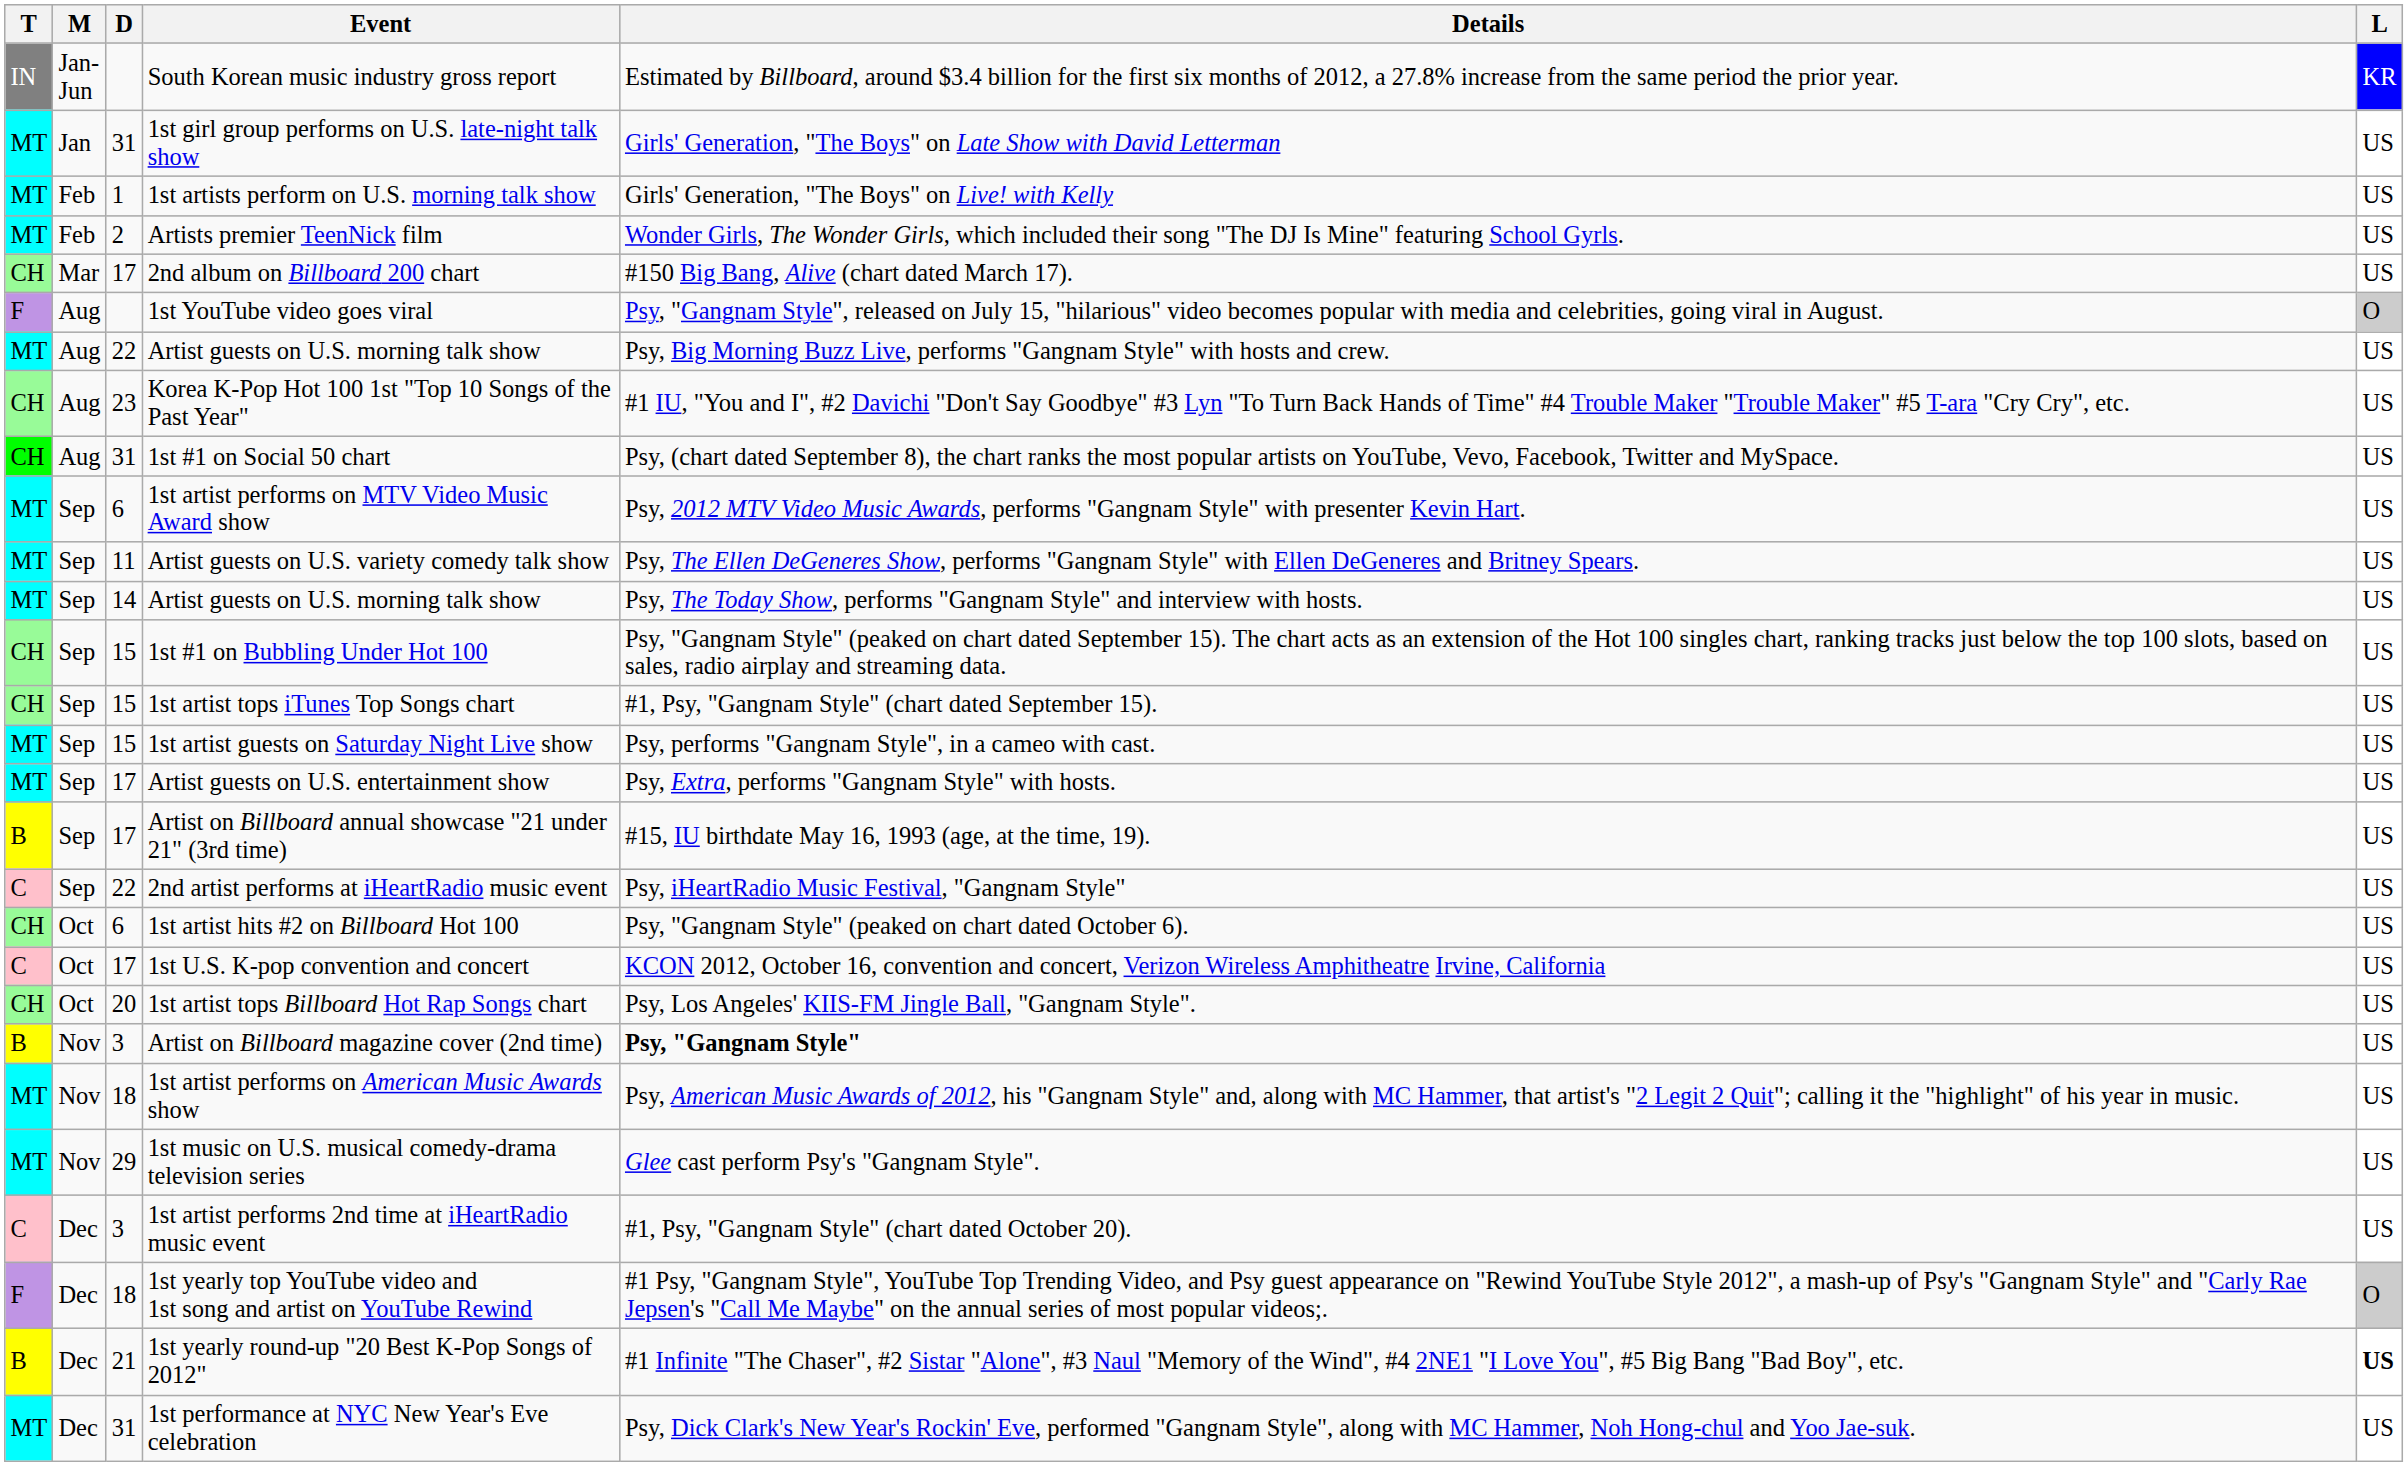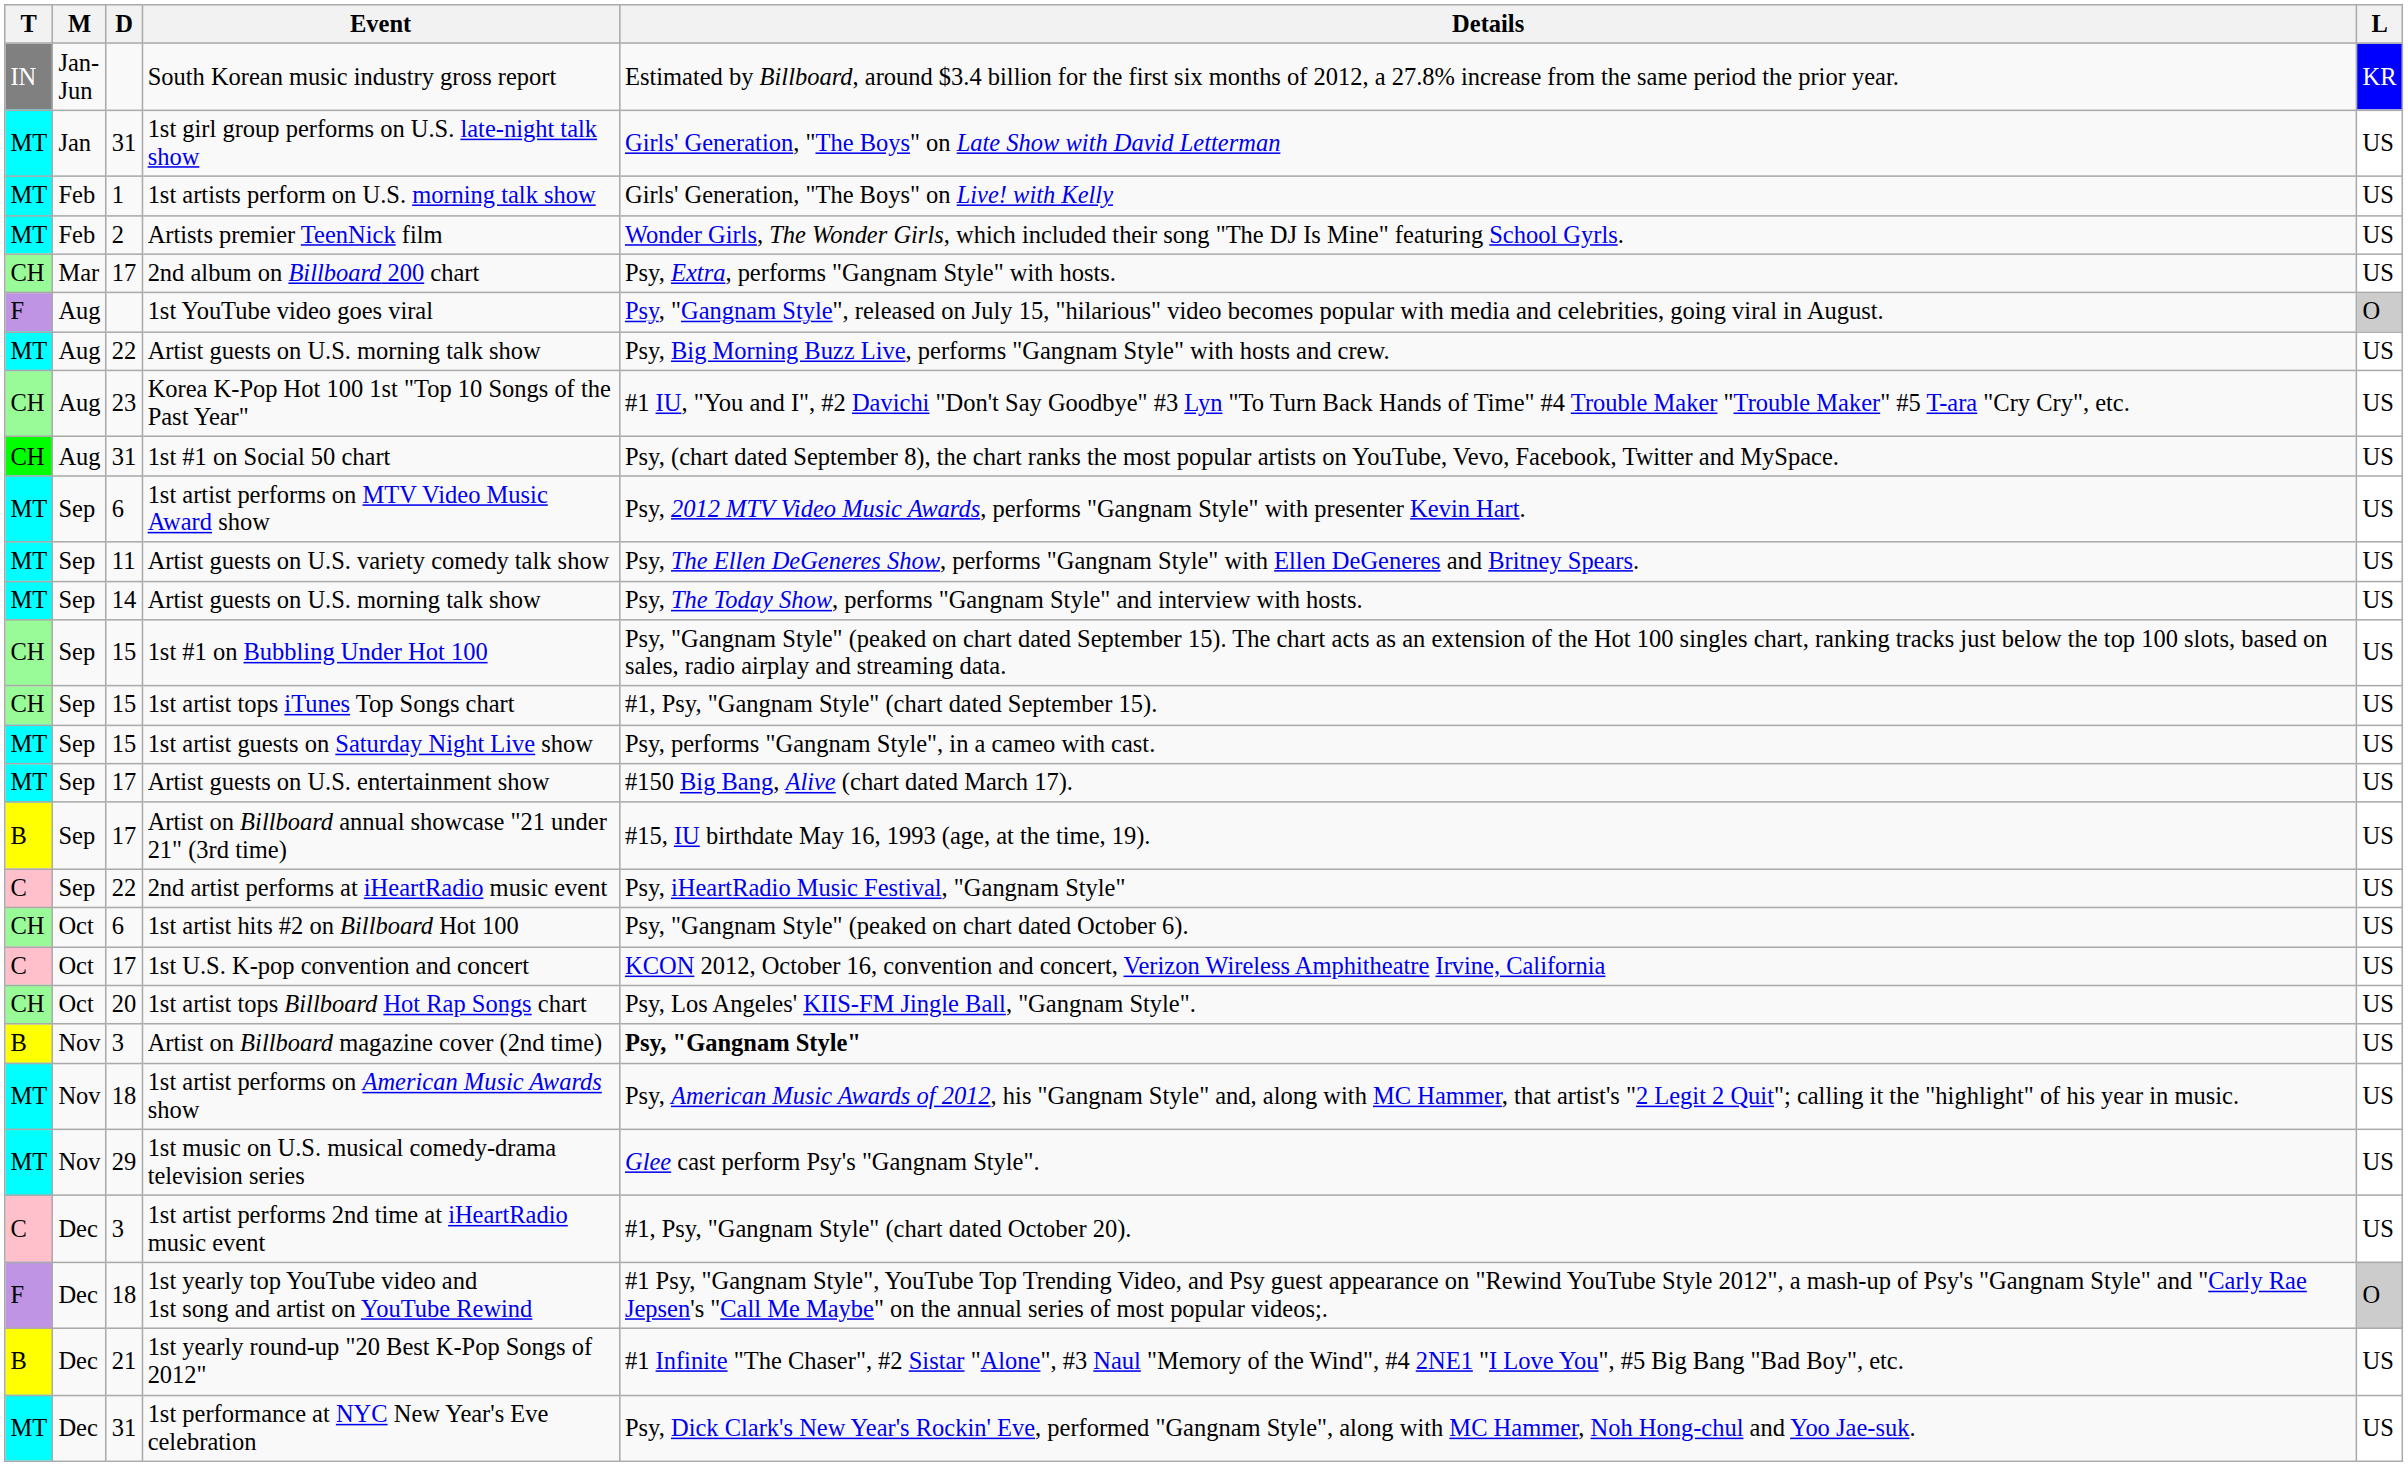(849, 273) #150 Big Bang, Alive (chart dated March 17). -> (870, 273) Psy, Extra, performs "Gangnam Style" with hosts.
(870, 782) Psy, Extra, performs "Gangnam Style" with hosts. -> (849, 782) #150 Big Bang, Alive (chart dated March 17).
(2378, 1361) bold -> (2378, 1361) normal
